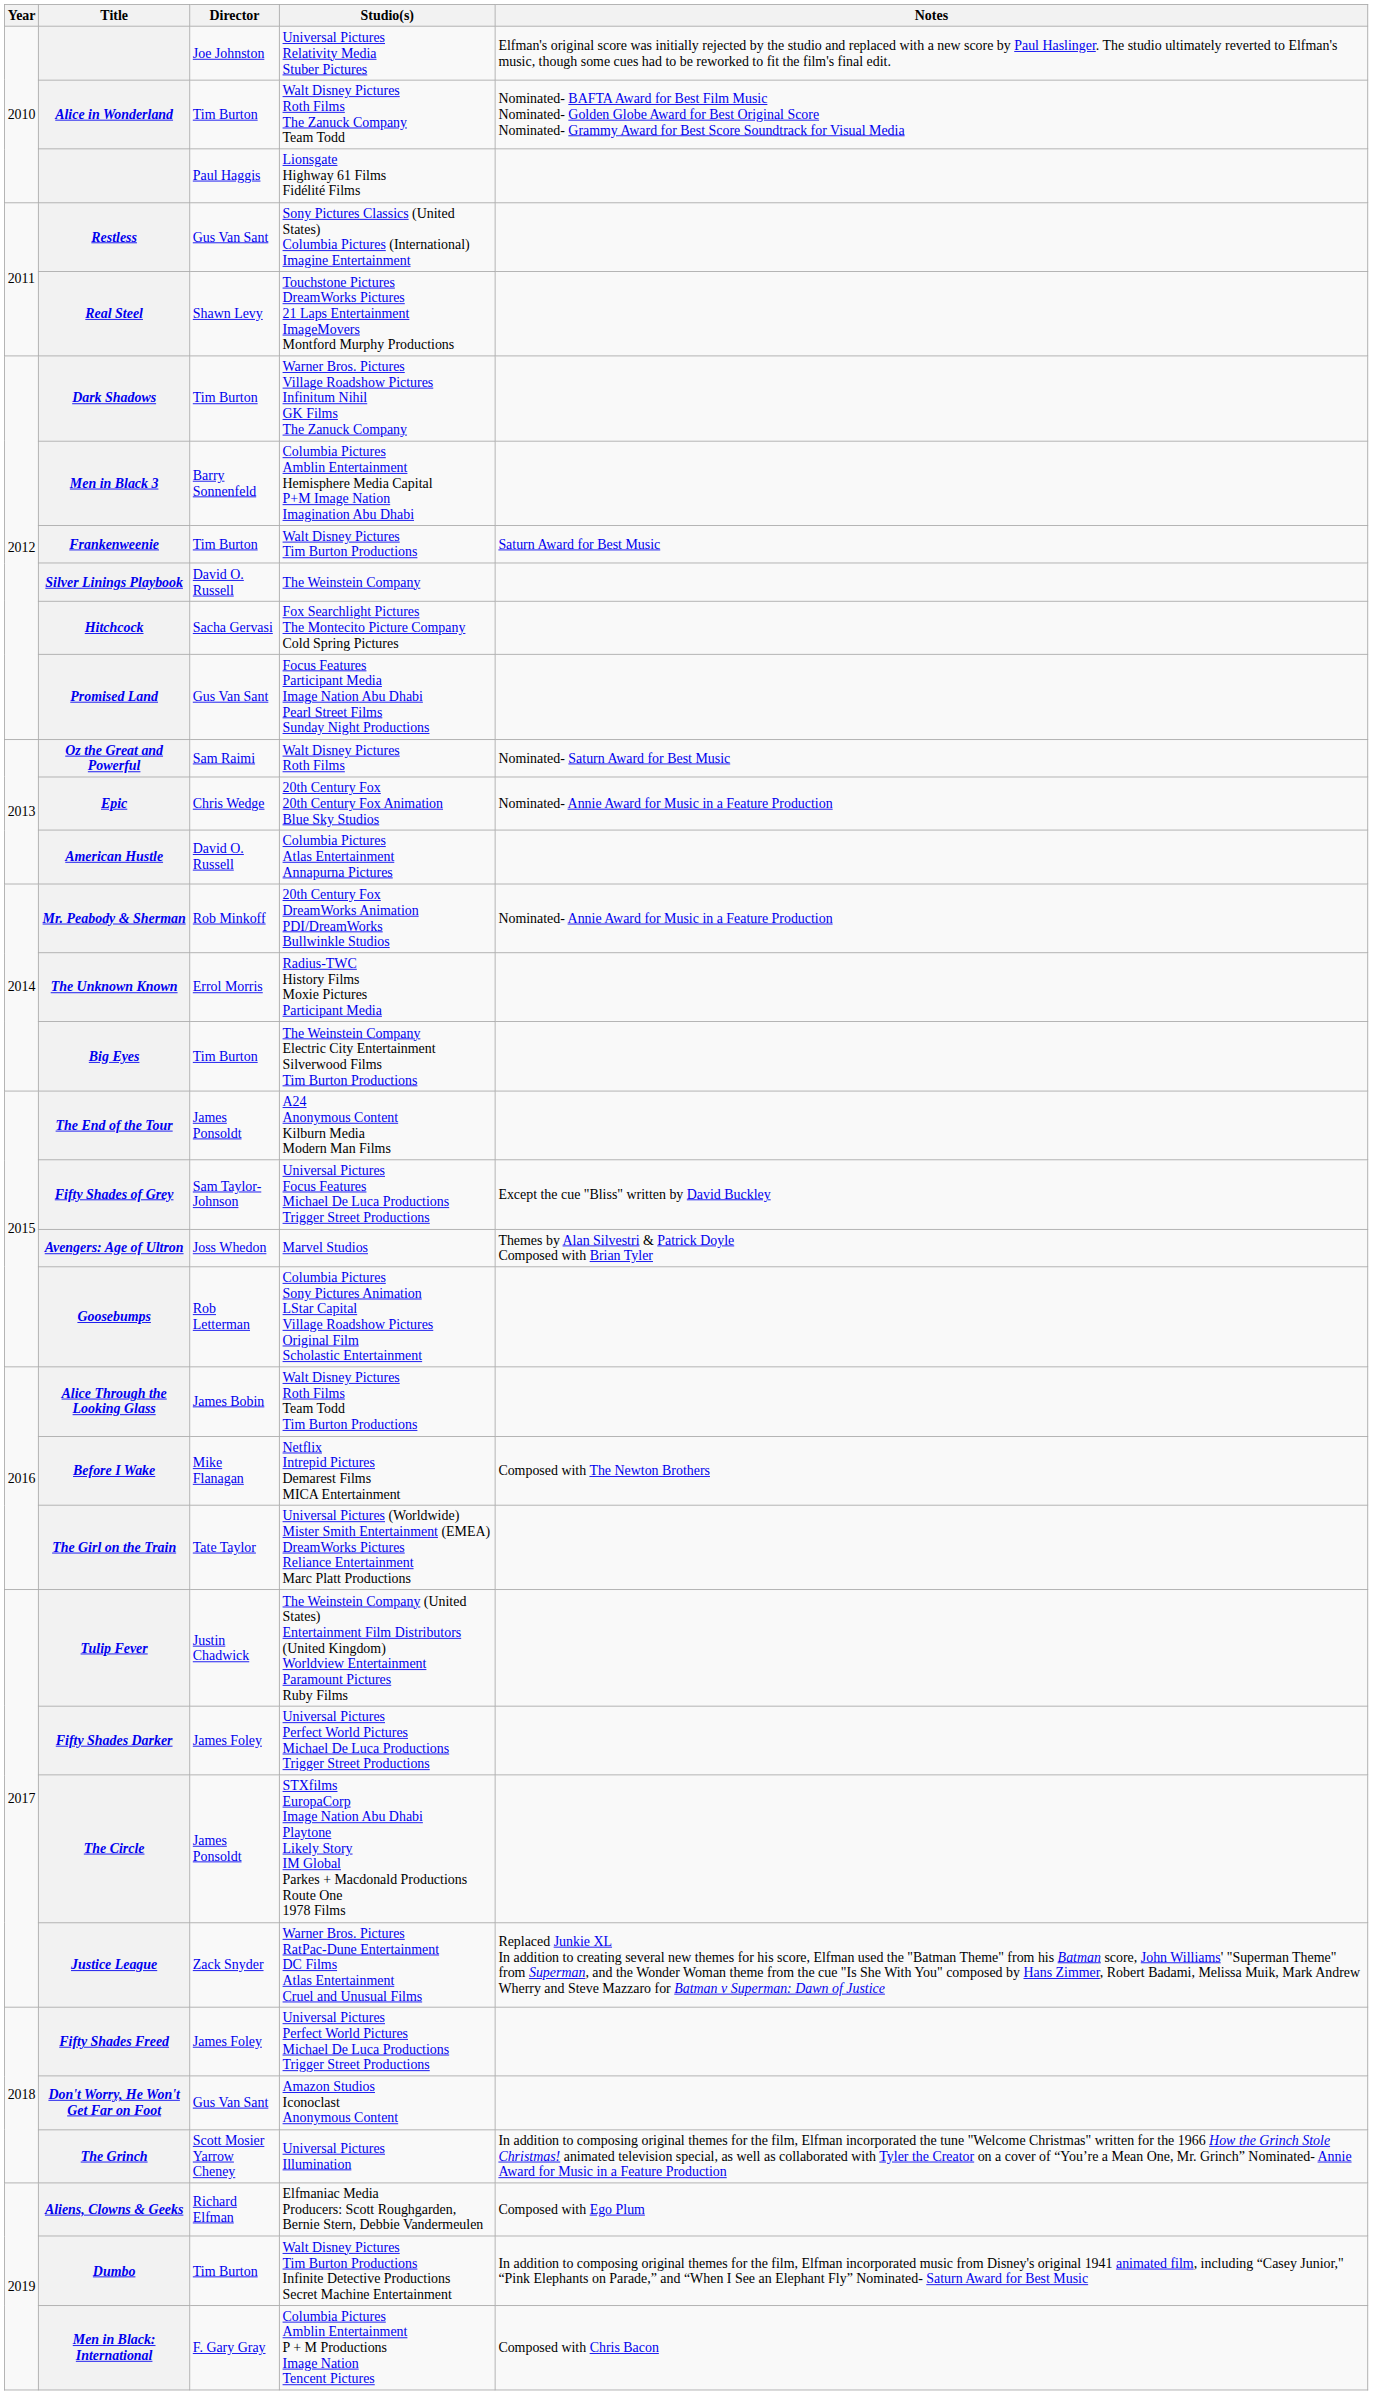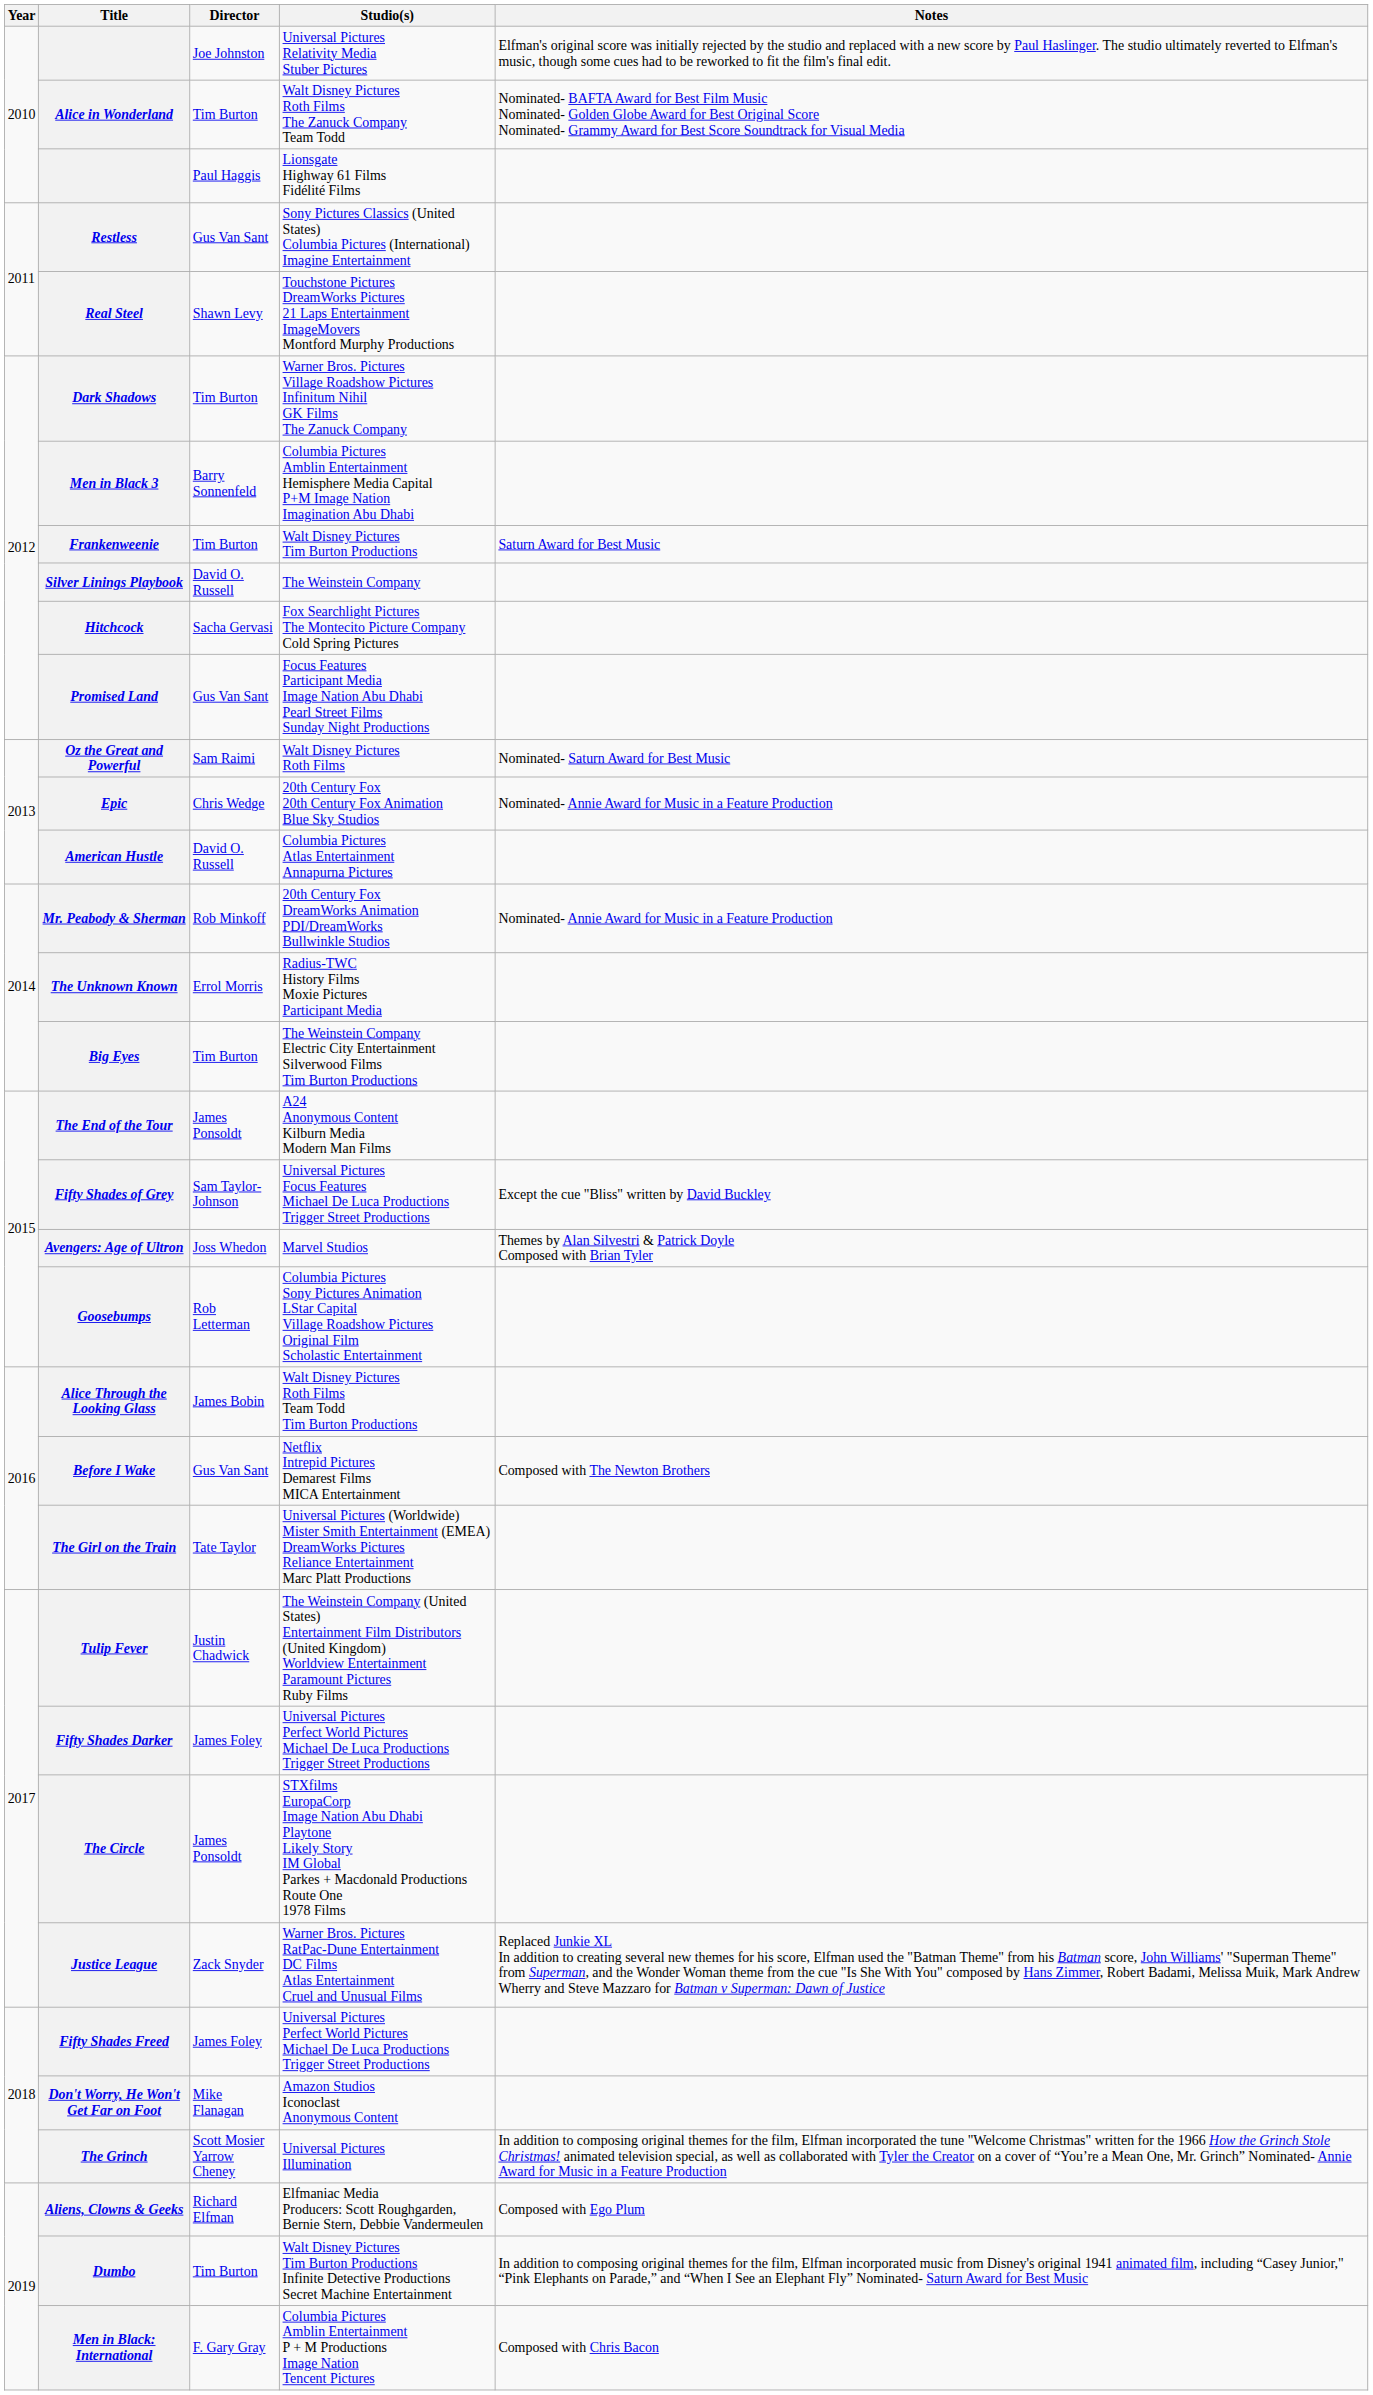(218, 1470) Mike Flanagan -> (231, 1470) Gus Van Sant
(231, 2102) Gus Van Sant -> (218, 2102) Mike Flanagan
